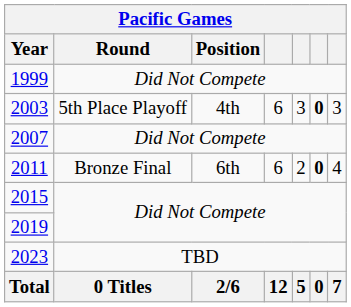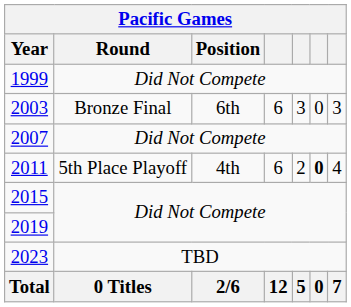(123, 108) 5th Place Playoff -> (123, 108) Bronze Final
(228, 108) 4th -> (228, 108) 6th
(319, 108) bold -> (319, 108) normal
(123, 167) Bronze Final -> (123, 167) 5th Place Playoff
(228, 167) 6th -> (228, 167) 4th
